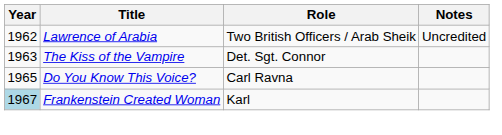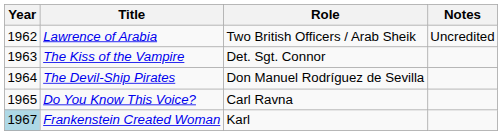+ row: (109, 78)
